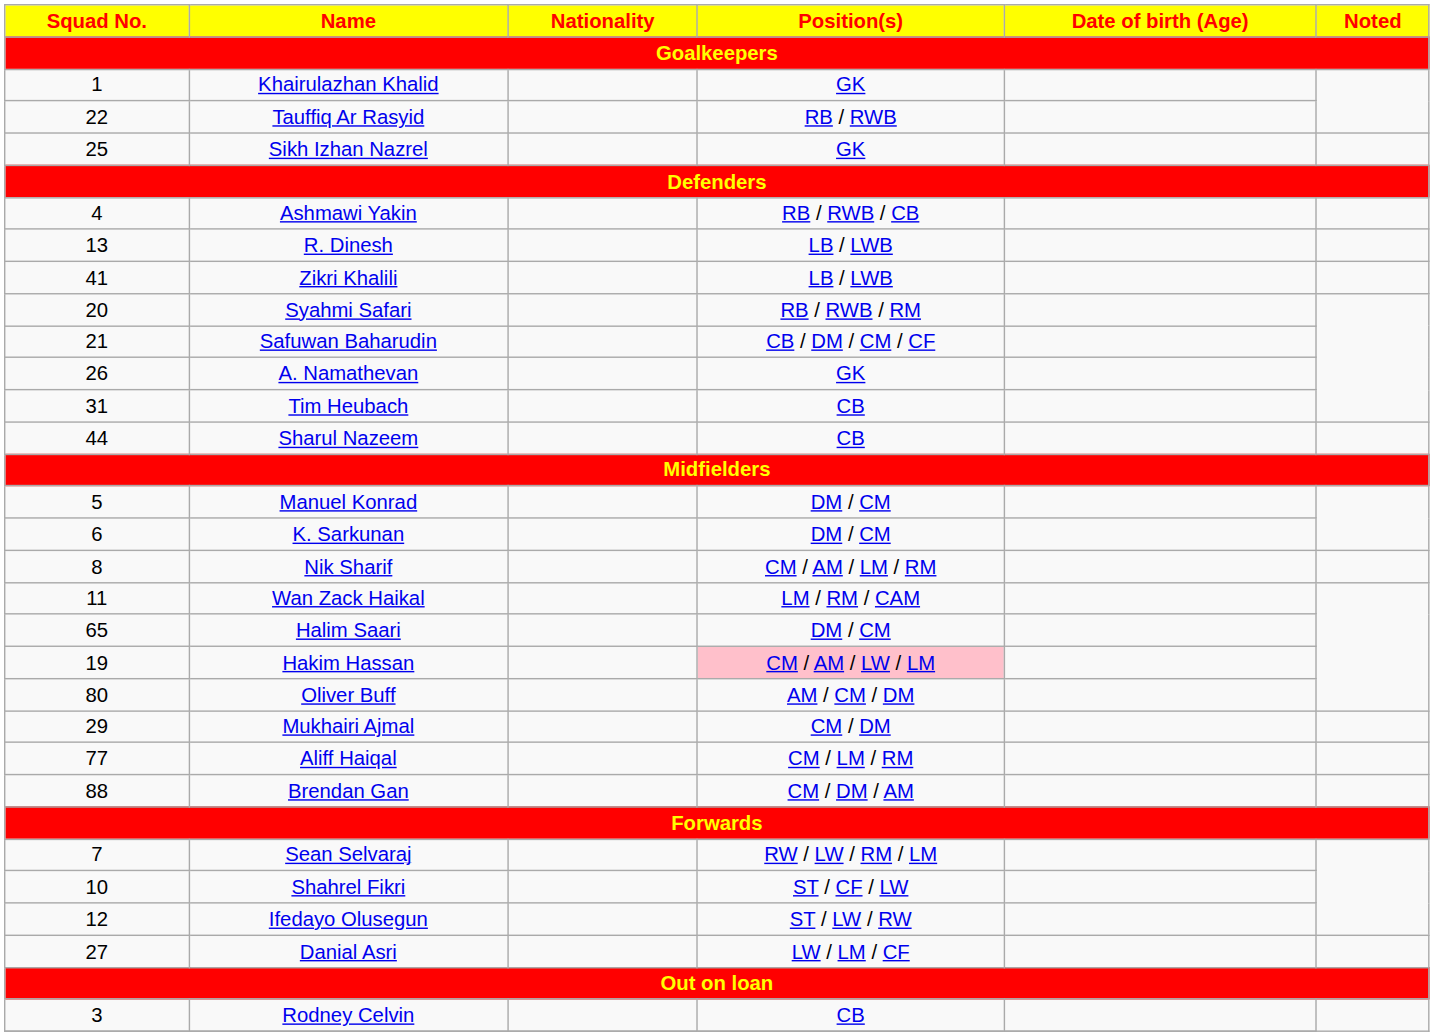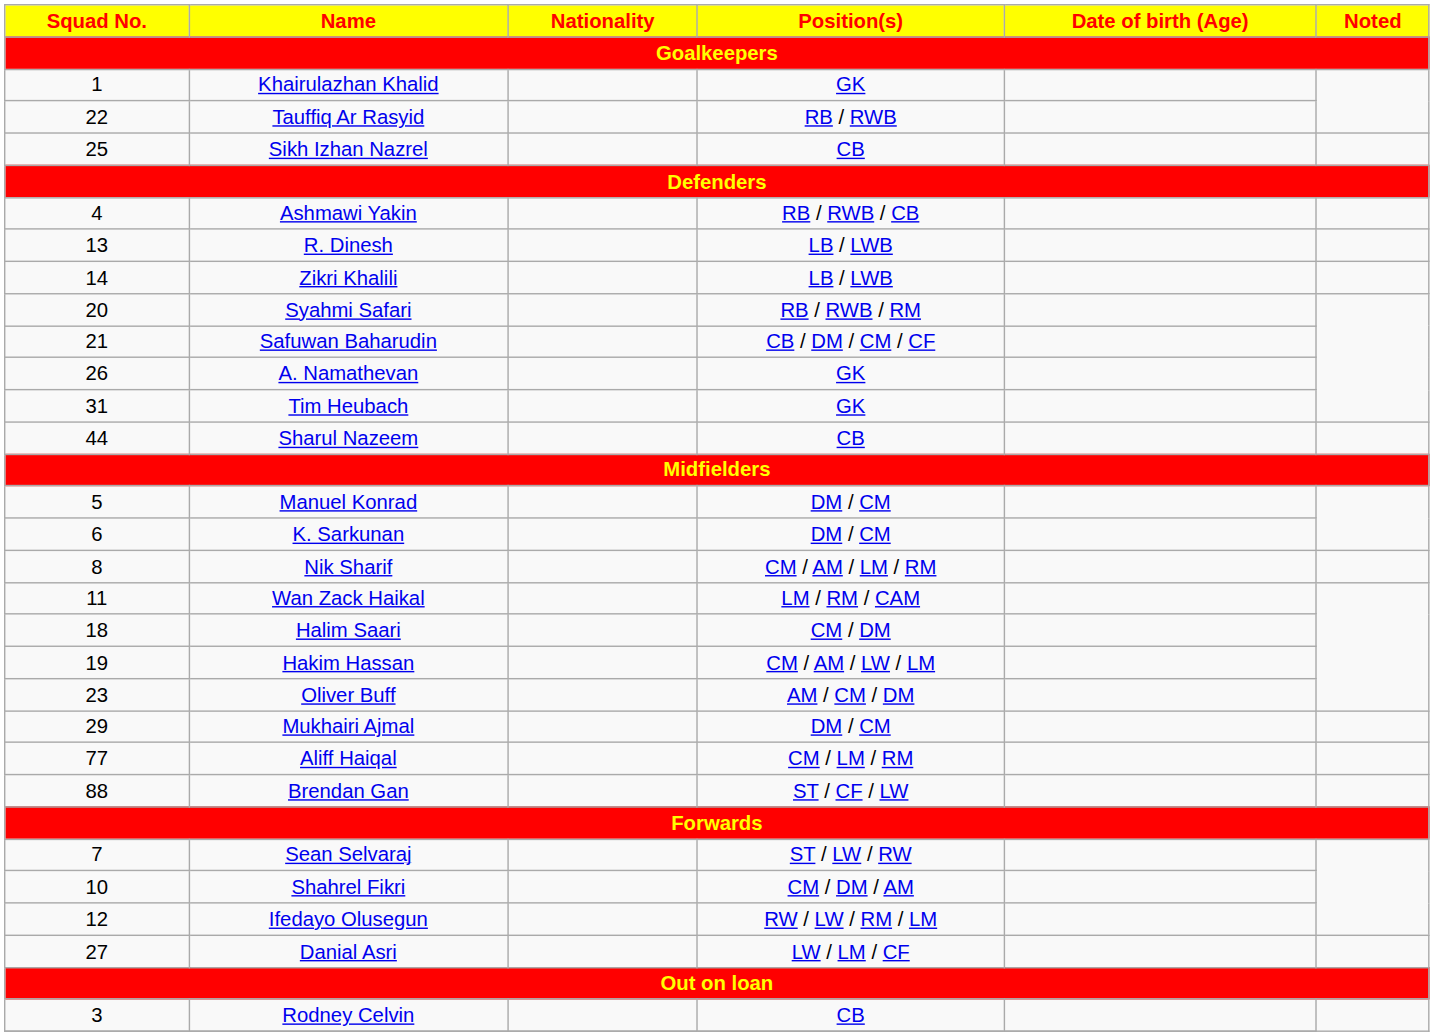(851, 149) GK -> (851, 149) CB
(97, 278) 41 -> (97, 278) 14
(851, 406) CB -> (851, 406) GK
(97, 631) 65 -> (97, 631) 18
(851, 631) DM / CM -> (851, 631) CM / DM
(851, 663) pink background -> (851, 663) no background
(97, 695) 80 -> (97, 695) 23
(851, 727) CM / DM -> (851, 727) DM / CM
(851, 791) CM / DM / AM -> (851, 791) ST / CF / LW
(851, 855) RW / LW / RM / LM -> (851, 855) ST / LW / RW
(851, 887) ST / CF / LW -> (851, 887) CM / DM / AM
(851, 919) ST / LW / RW -> (851, 919) RW / LW / RM / LM
